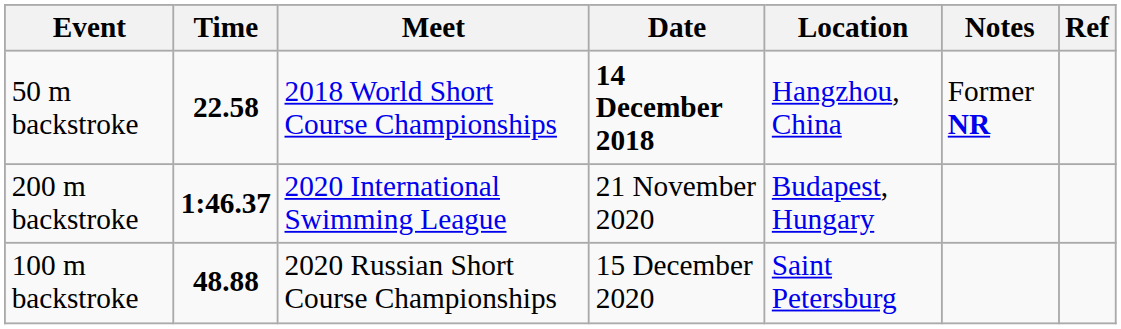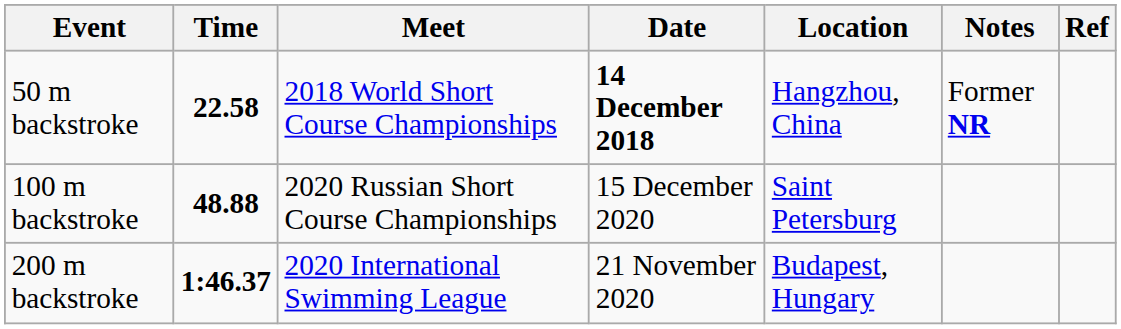rows swapped: (75, 282) <-> (75, 202)
